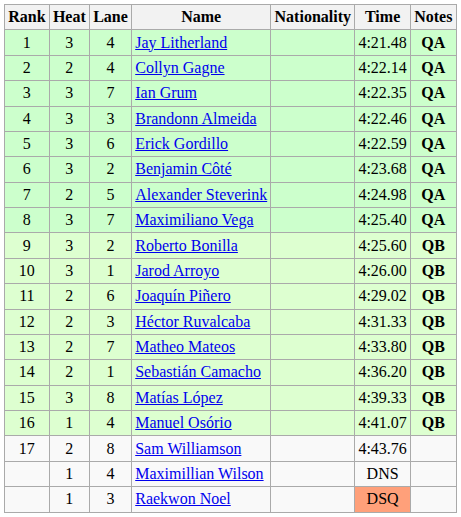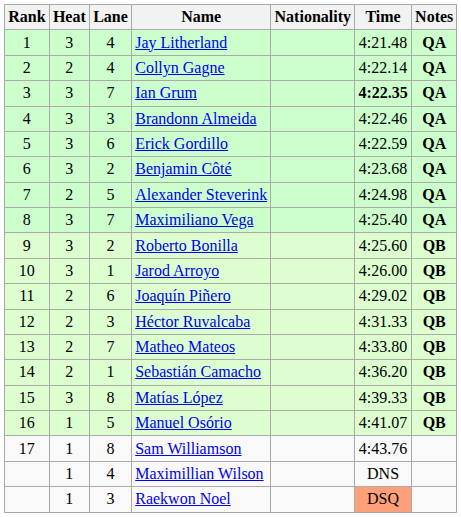(383, 93) normal -> (383, 93) bold
(110, 423) 4 -> (110, 423) 5
(69, 448) 2 -> (69, 448) 1
